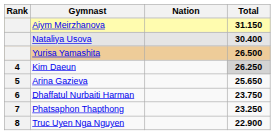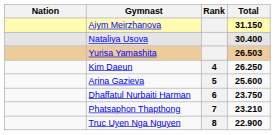columns swapped: (17, 11) <-> (186, 11)
(249, 53) 26.500 -> (249, 53) 26.503
(249, 67) lightgrey background -> (249, 67) no background
(249, 81) 25.650 -> (249, 81) 25.600
(249, 108) 23.250 -> (249, 108) 23.210
